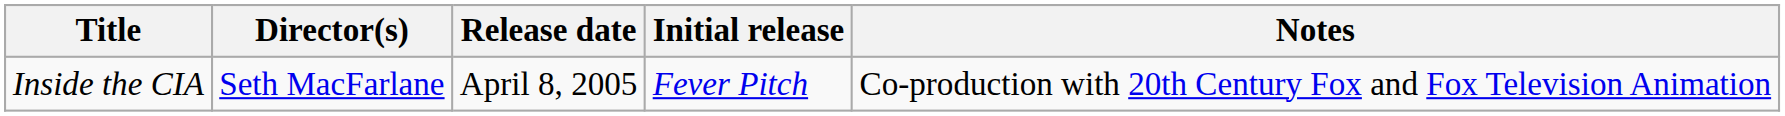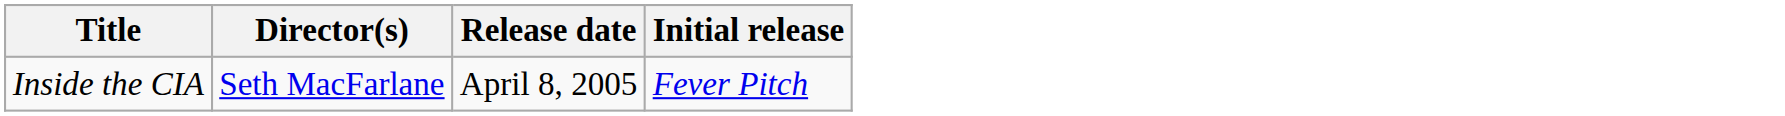- column: (1315, 30)
